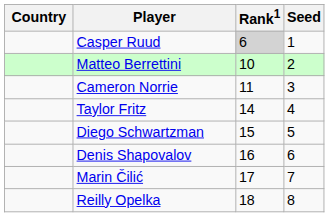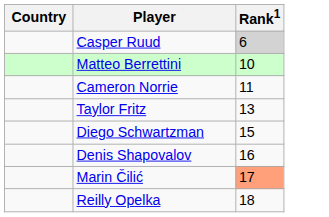- column: (304, 17)
(247, 109) 14 -> (247, 109) 13
(247, 177) no background -> (247, 177) lightsalmon background
